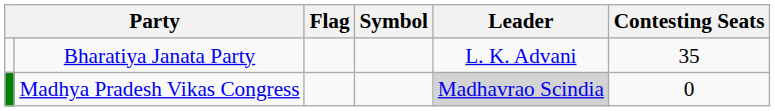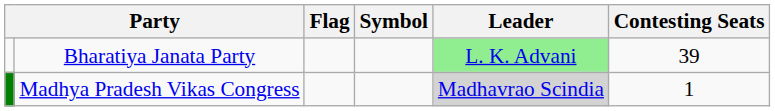(521, 55) no background -> (521, 55) lightgreen background
(689, 55) 35 -> (689, 55) 39
(689, 88) 0 -> (689, 88) 1
